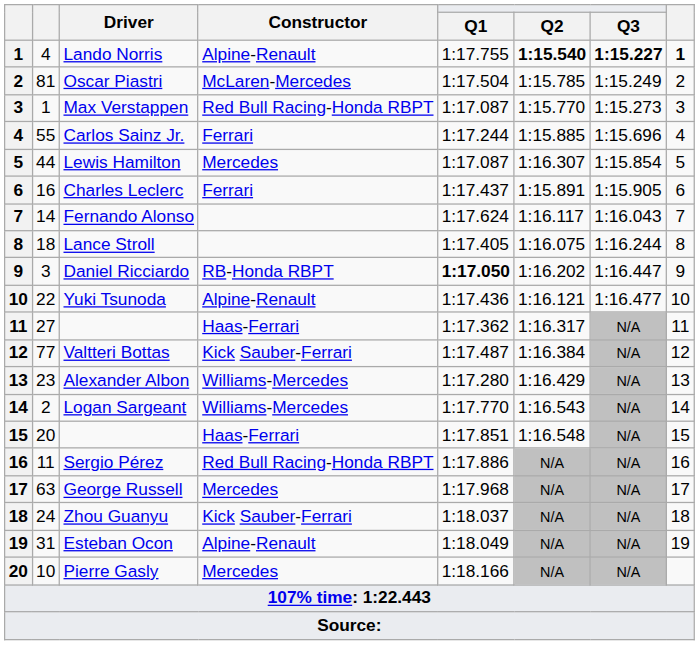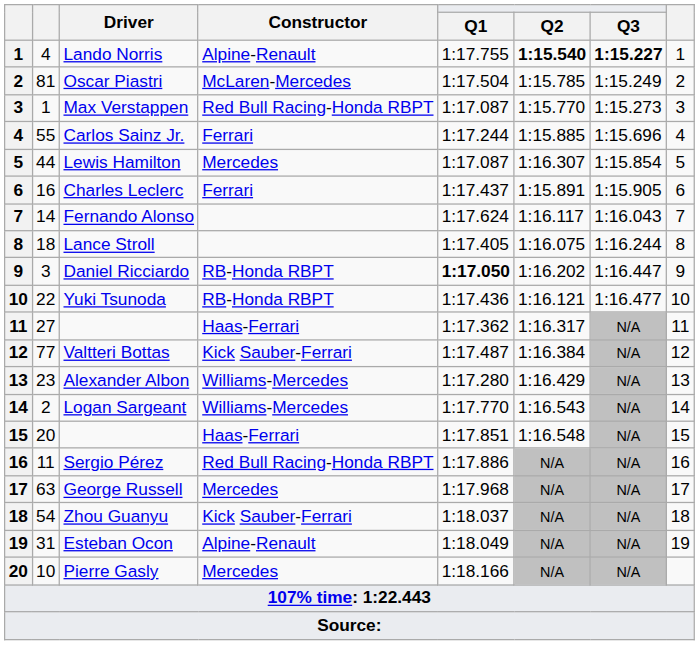(680, 53) bold -> (680, 53) normal
(259, 298) Alpine-Renault -> (268, 298) RB-Honda RBPT
(46, 516) 24 -> (46, 516) 54
